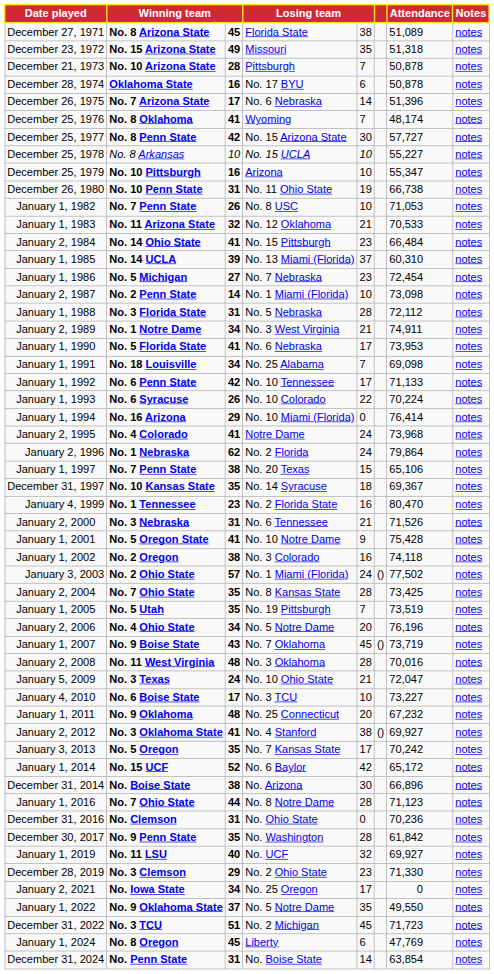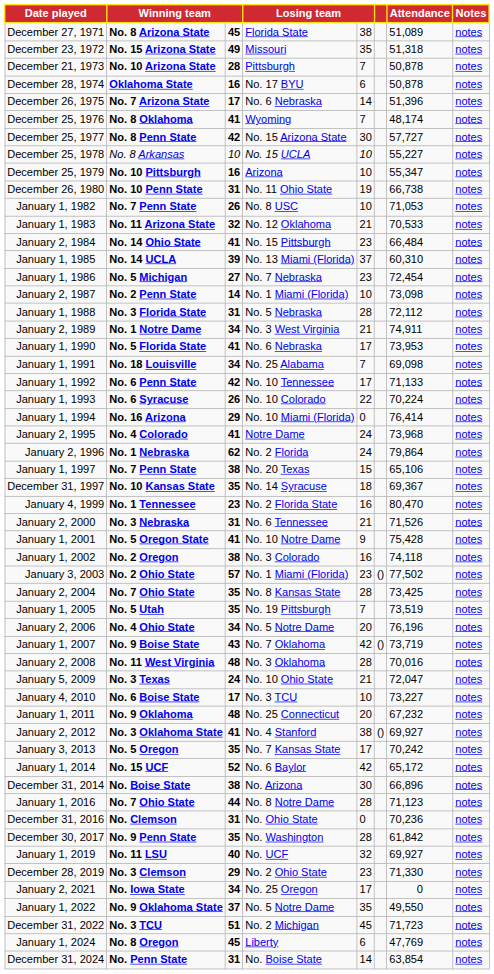(366, 574) 24 -> (366, 574) 23
(366, 644) 45 -> (366, 644) 42
